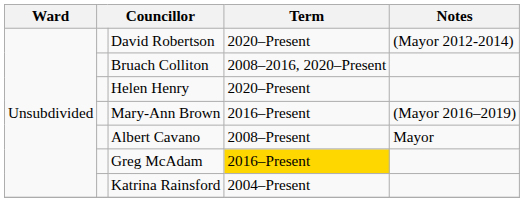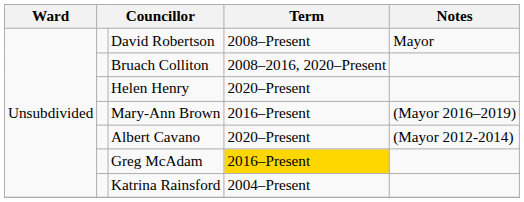(269, 40) 2020–Present -> (269, 40) 2008–Present
(453, 40) (Mayor 2012-2014) -> (413, 40) Mayor
(269, 137) 2008–Present -> (269, 137) 2020–Present
(413, 137) Mayor -> (453, 137) (Mayor 2012-2014)
